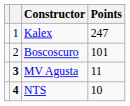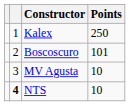(99, 33) 247 -> (99, 33) 250
(16, 71) bold -> (16, 71) normal
(96, 71) 11 -> (97, 71) 10
